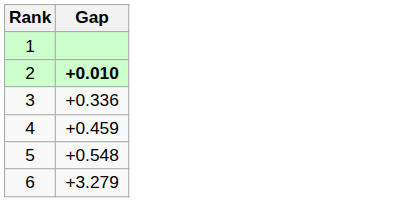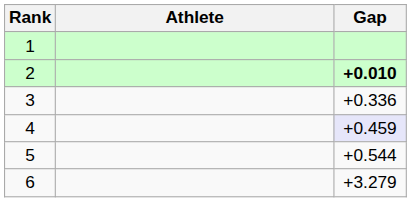+ column: (195, 18)
(92, 127) no background -> (370, 127) lavender background
(92, 155) +0.548 -> (370, 155) +0.544
